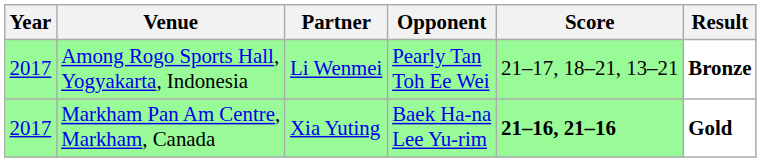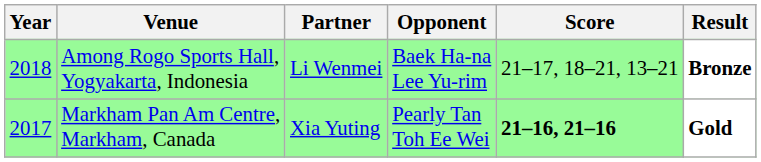(30, 68) 2017 -> (30, 68) 2018
(441, 68) Pearly Tan Toh Ee Wei -> (442, 68) Baek Ha-na Lee Yu-rim
(442, 127) Baek Ha-na Lee Yu-rim -> (441, 127) Pearly Tan Toh Ee Wei
